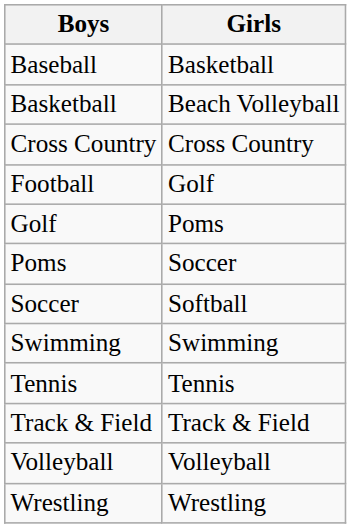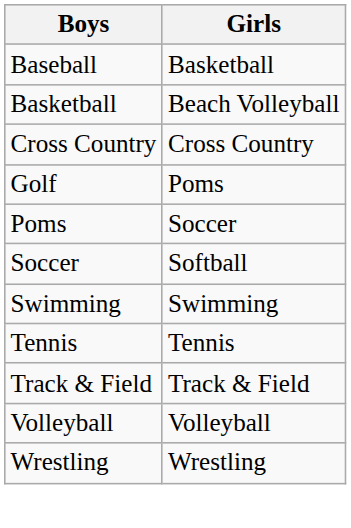- row: (52, 183)
